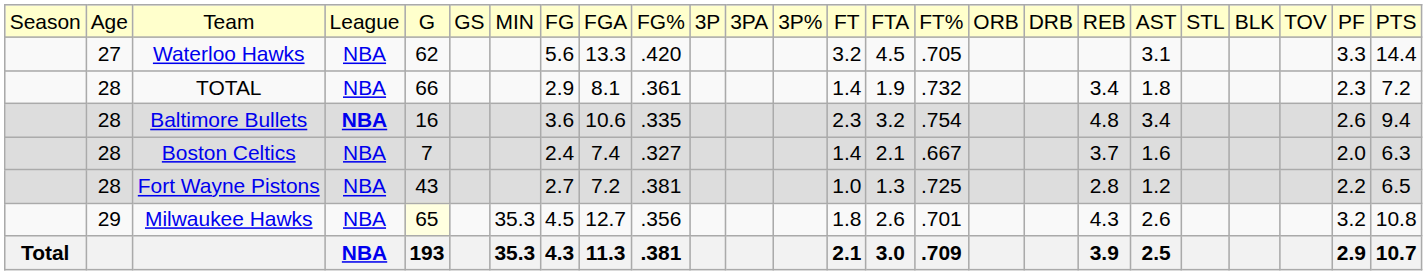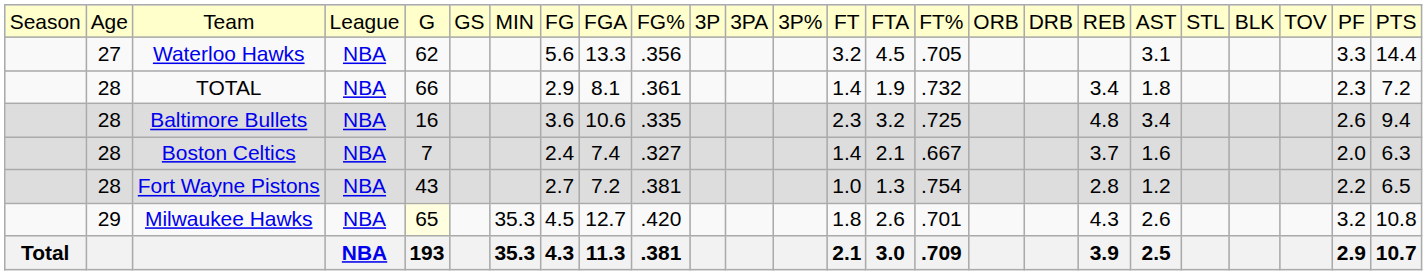(661, 54) .420 -> (661, 54) .356
(365, 120) bold -> (365, 120) normal
(941, 120) .754 -> (941, 120) .725
(941, 186) .725 -> (941, 186) .754
(661, 219) .356 -> (661, 219) .420
